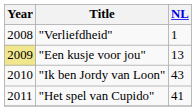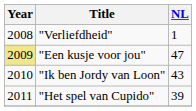(177, 55) 13 -> (177, 55) 47
(177, 95) 41 -> (177, 95) 39
